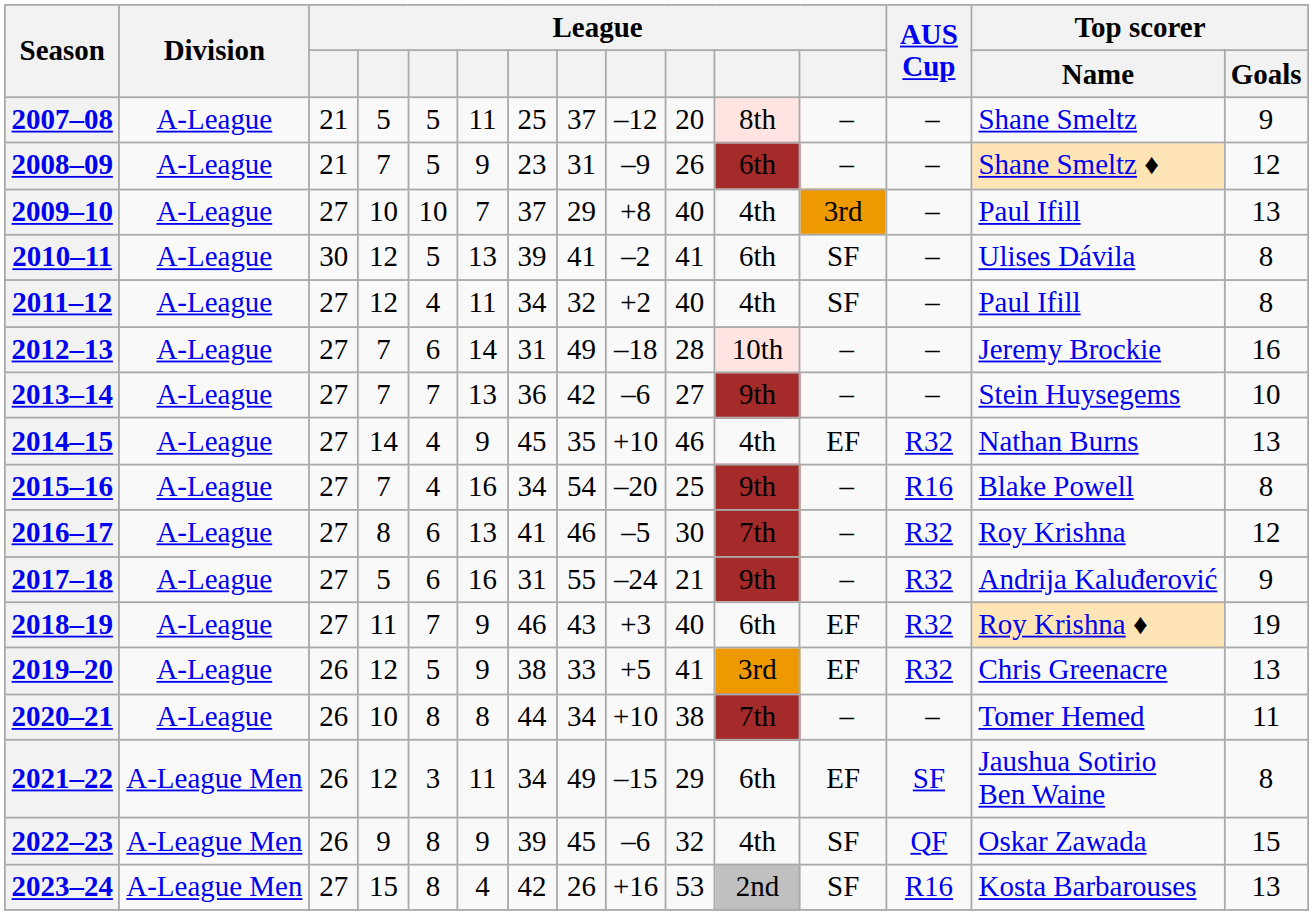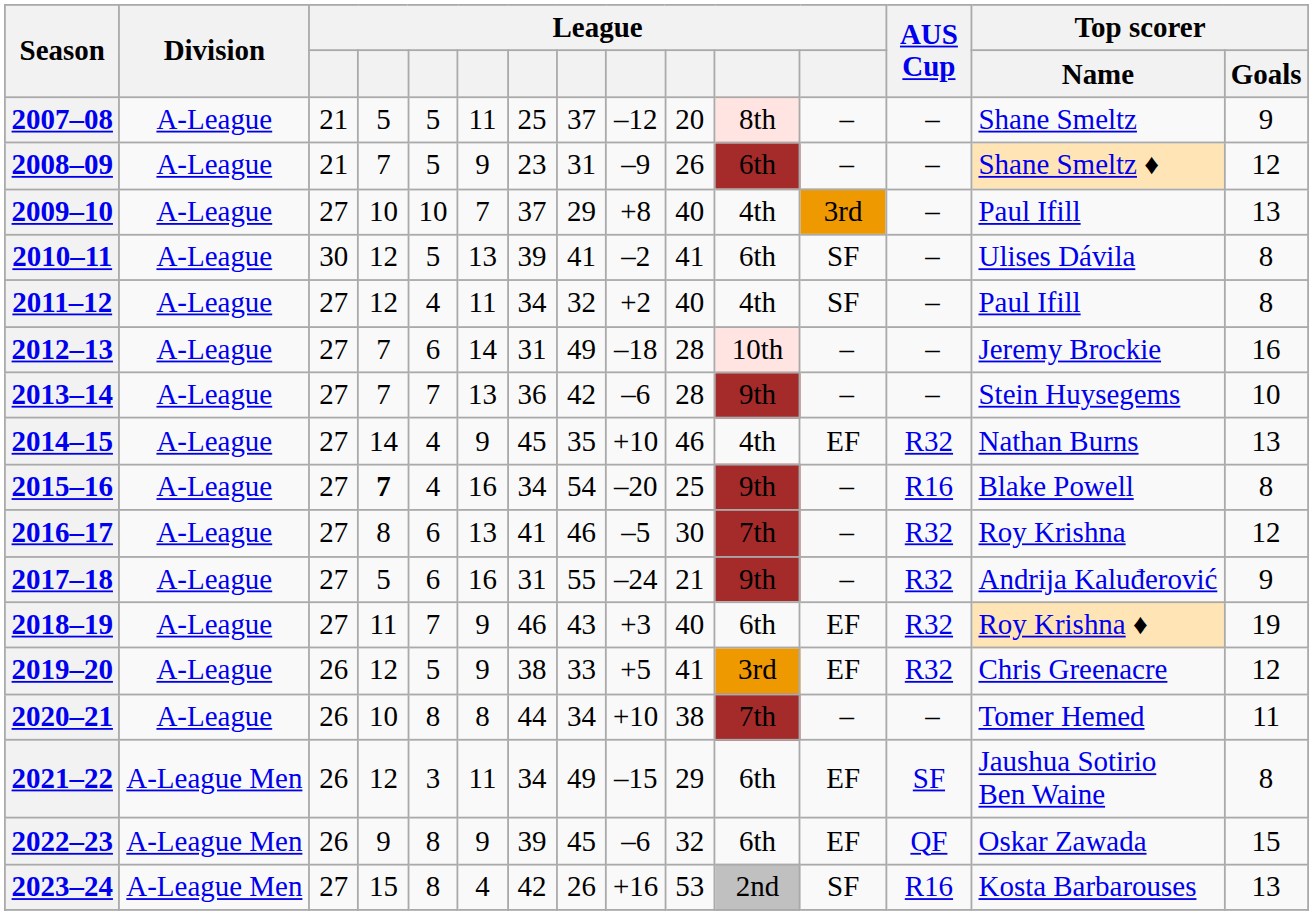(690, 394) 27 -> (690, 394) 28
(383, 486) normal -> (383, 486) bold
(1266, 670) 13 -> (1266, 670) 12
(757, 840) 4th -> (757, 840) 6th
(843, 840) SF -> (843, 840) EF
